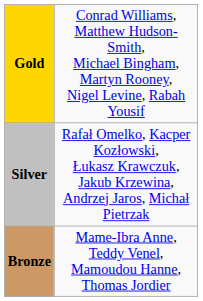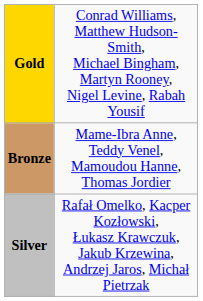rows swapped: (29, 174) <-> (29, 261)
